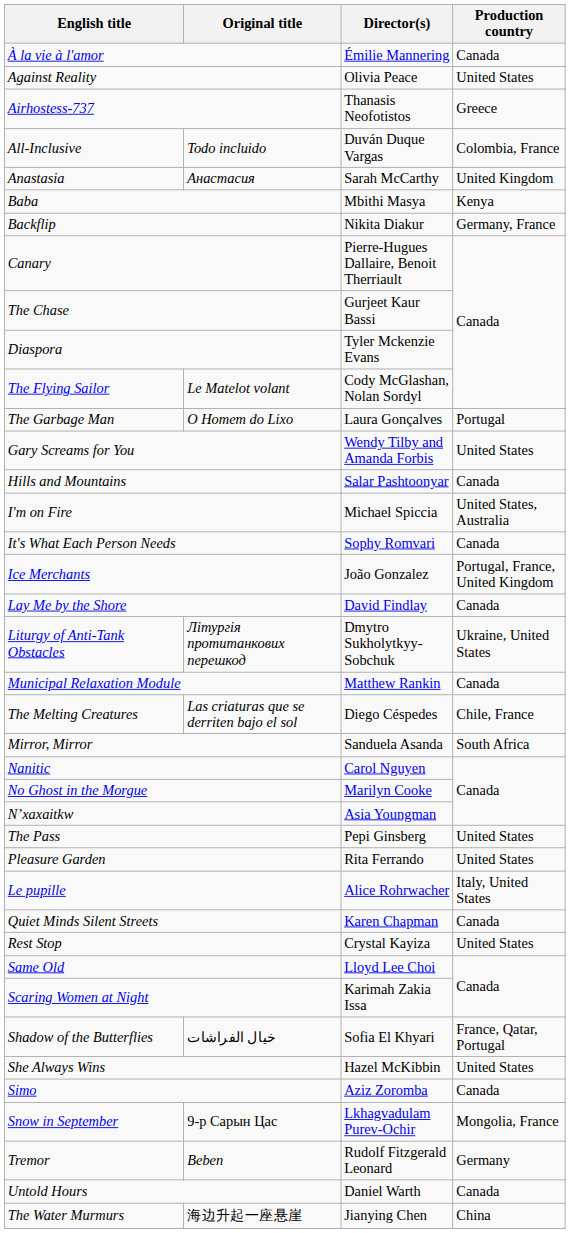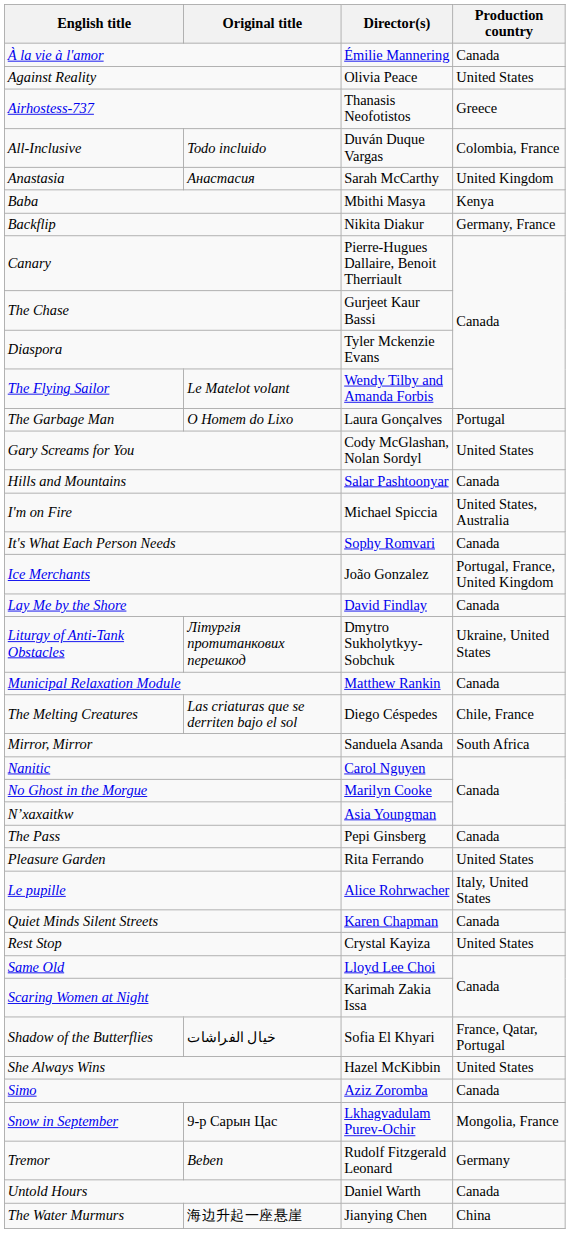(397, 388) Cody McGlashan, Nolan Sordyl -> (394, 388) Wendy Tilby and Amanda Forbis
(394, 450) Wendy Tilby and Amanda Forbis -> (397, 450) Cody McGlashan, Nolan Sordyl
(495, 836) United States -> (478, 836) Canada
